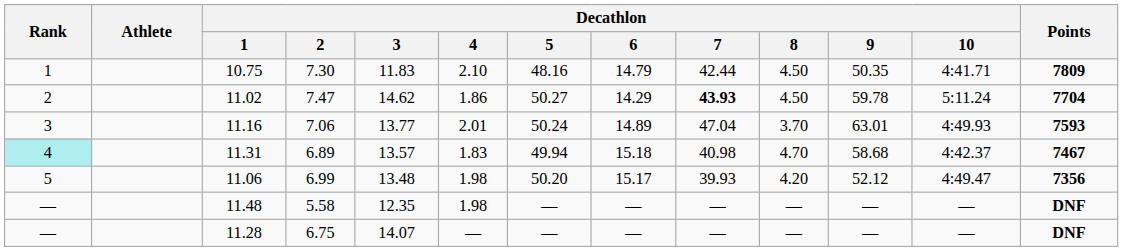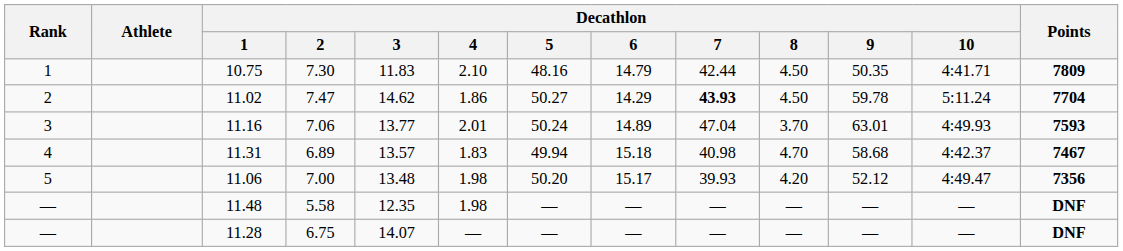(48, 152) paleturquoise background -> (48, 152) no background
(320, 179) 6.99 -> (320, 179) 7.00
